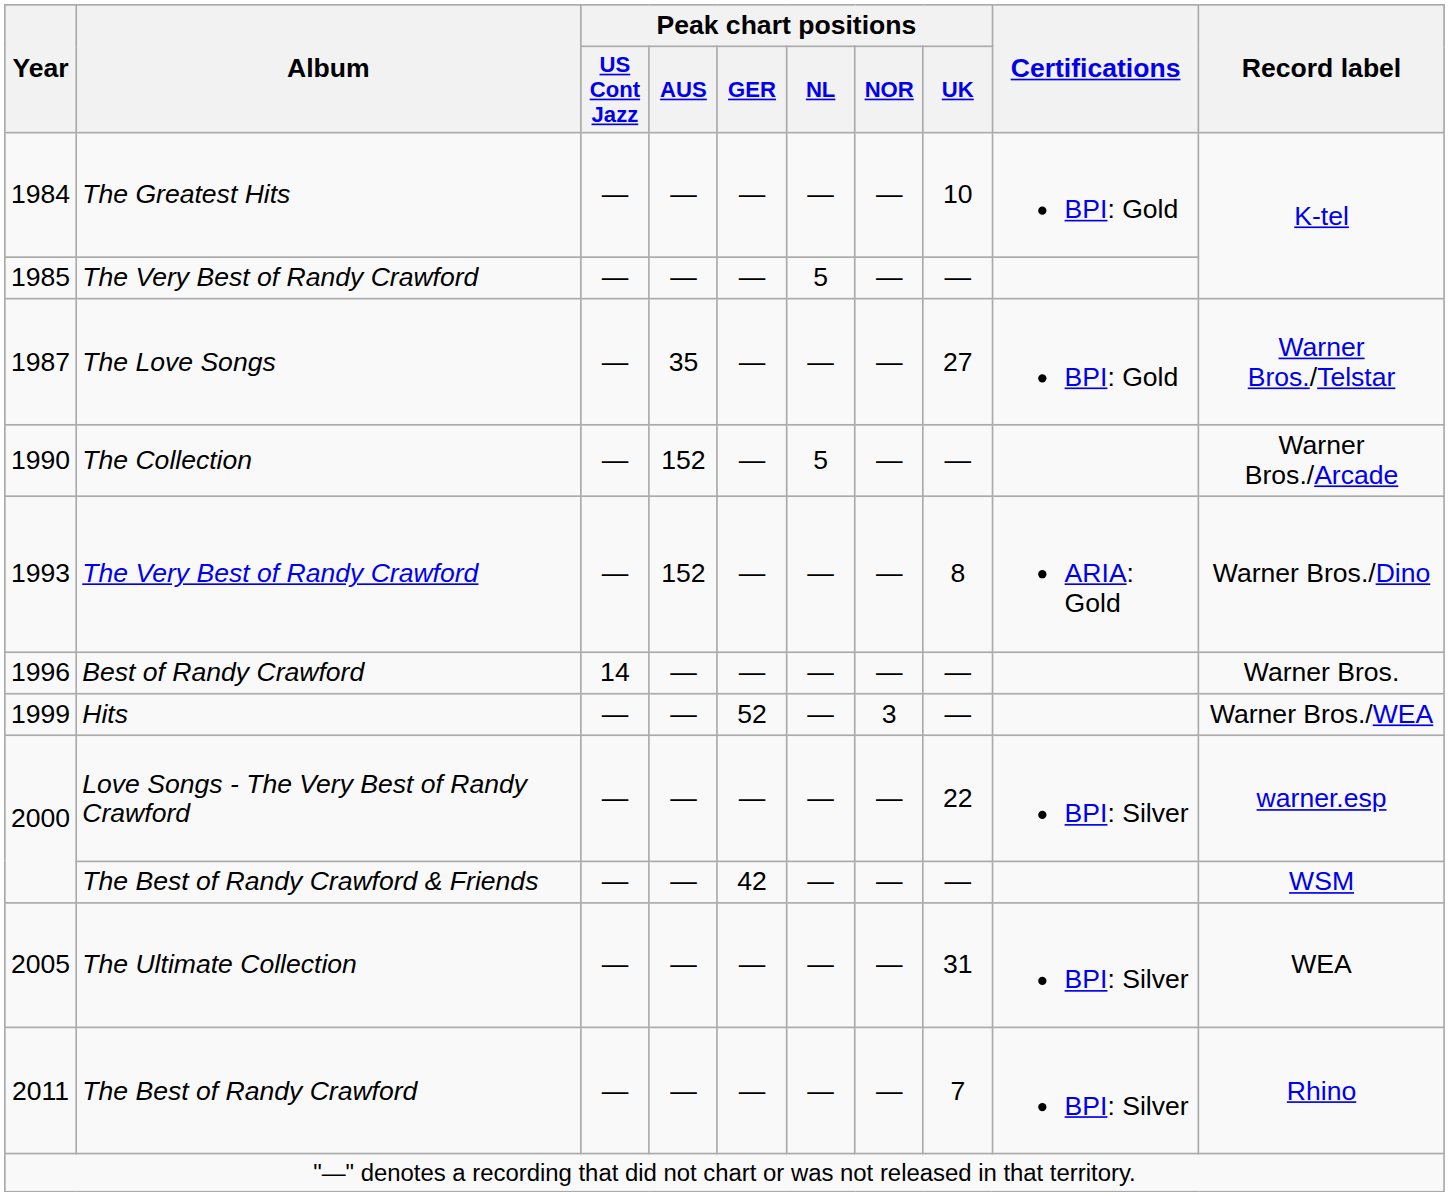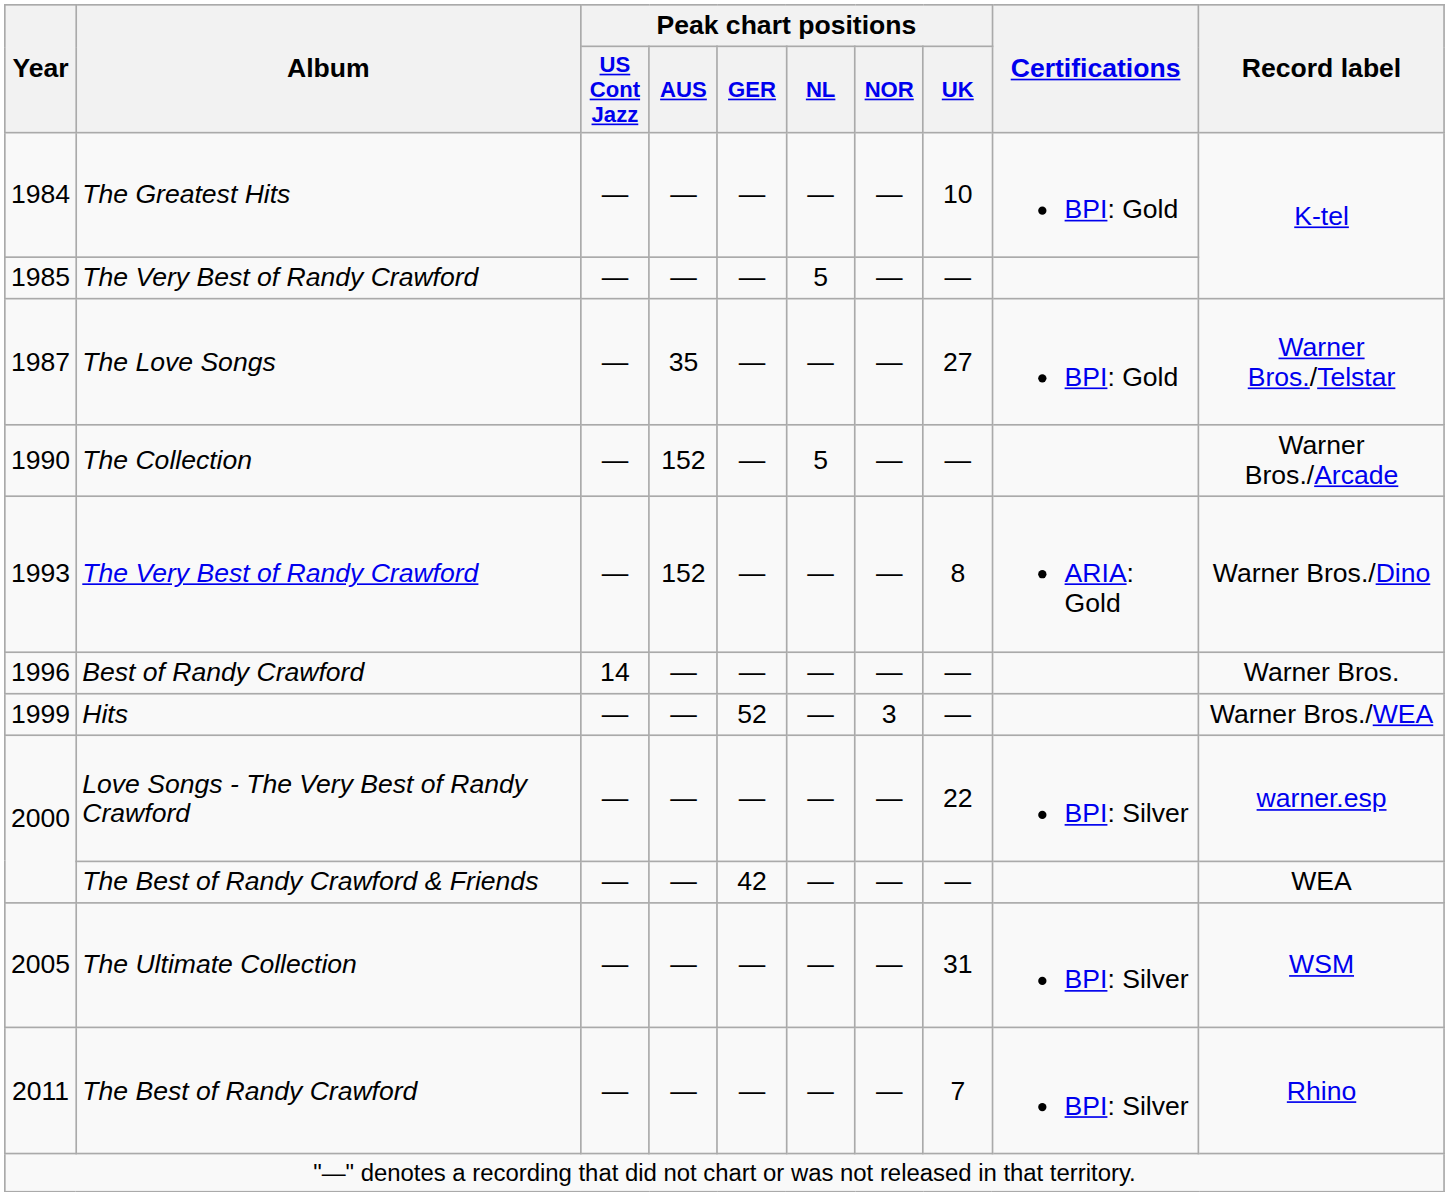(1322, 881) WSM -> (1322, 881) WEA
(1322, 965) WEA -> (1322, 965) WSM
